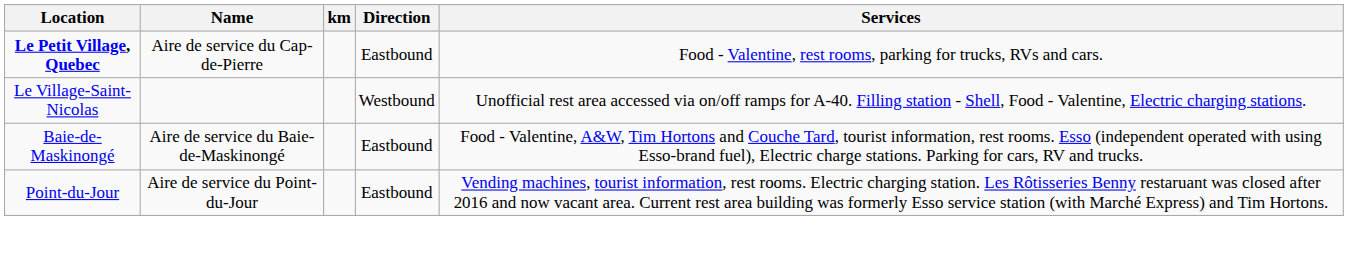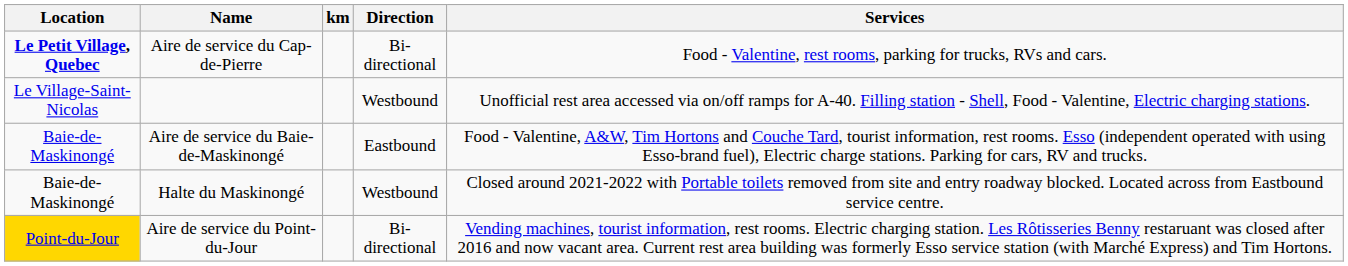(397, 54) Eastbound -> (400, 54) Bi-directional
+ row: (231, 192)
(73, 192) no background -> (72, 238) gold background
(397, 192) Eastbound -> (400, 238) Bi-directional
